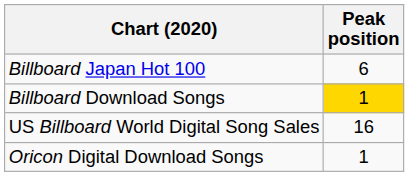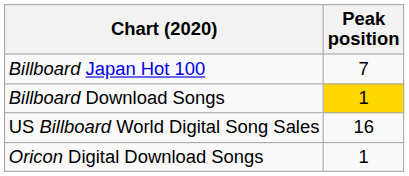(364, 68) 6 -> (364, 68) 7
